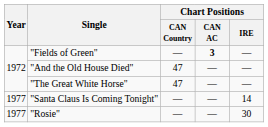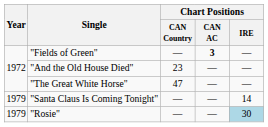(178, 68) 47 -> (178, 68) 23
(16, 99) 1977 -> (16, 99) 1979
(16, 114) 1977 -> (16, 114) 1979
(246, 114) no background -> (246, 114) lightblue background
